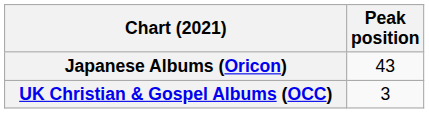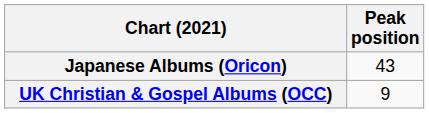(385, 94) 3 -> (385, 94) 9
